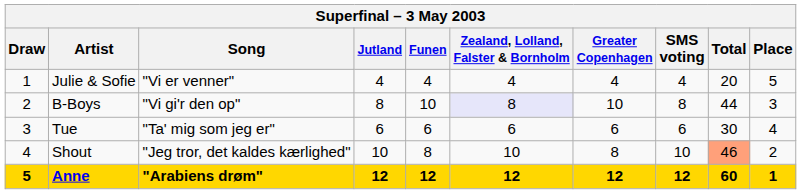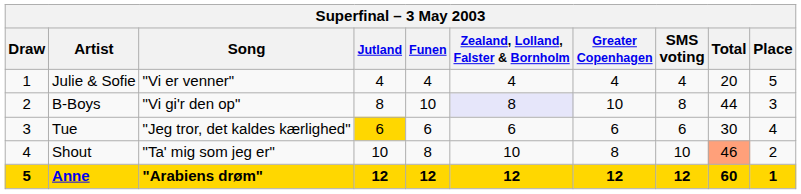(209, 128) "Ta' mig som jeg er" -> (247, 128) "Jeg tror, det kaldes kærlighed"
(380, 128) no background -> (380, 128) gold background
(247, 152) "Jeg tror, det kaldes kærlighed" -> (209, 152) "Ta' mig som jeg er"
